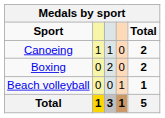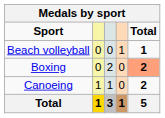rows swapped: (48, 85) <-> (48, 49)
(144, 67) no background -> (144, 67) lightsalmon background
